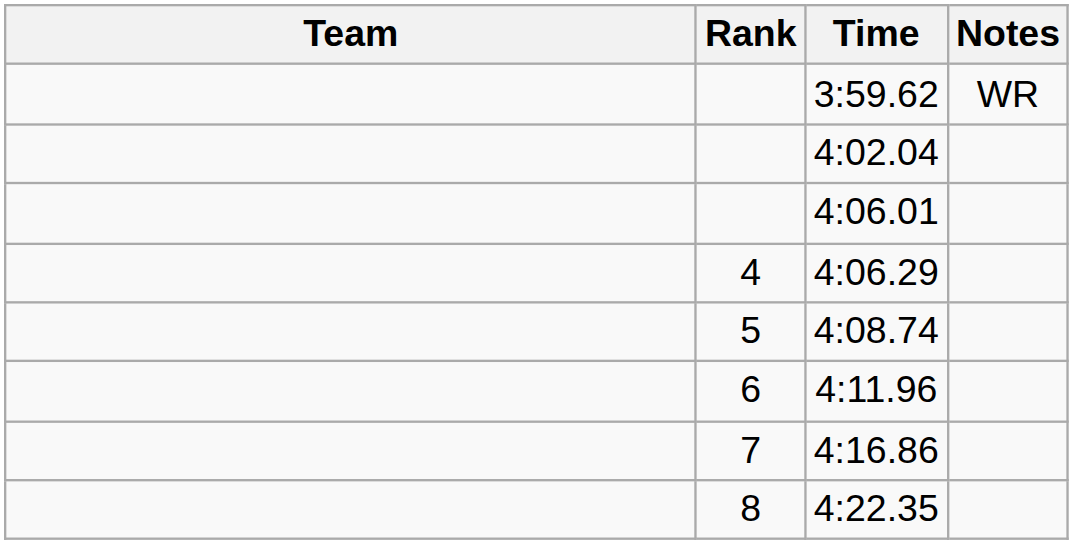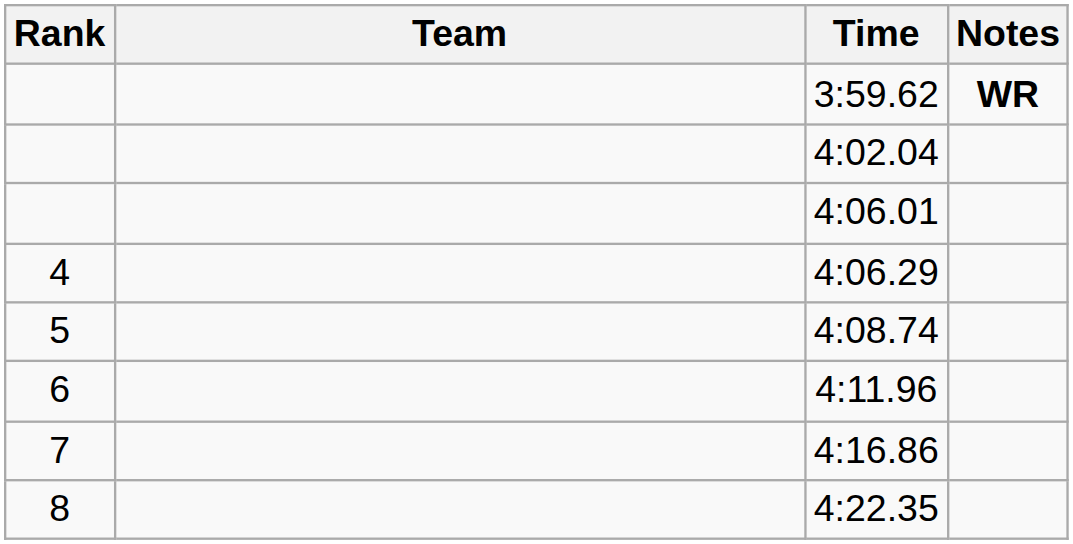columns swapped: (751, 34) <-> (351, 34)
(1008, 93) normal -> (1008, 93) bold
